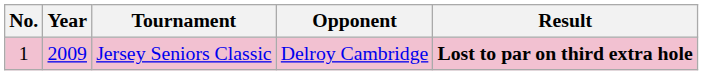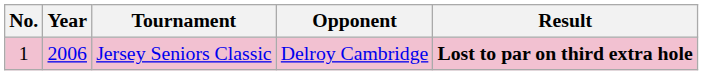(67, 53) 2009 -> (67, 53) 2006
